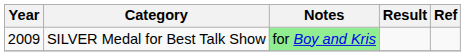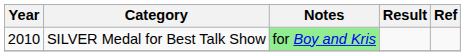(24, 39) 2009 -> (24, 39) 2010
